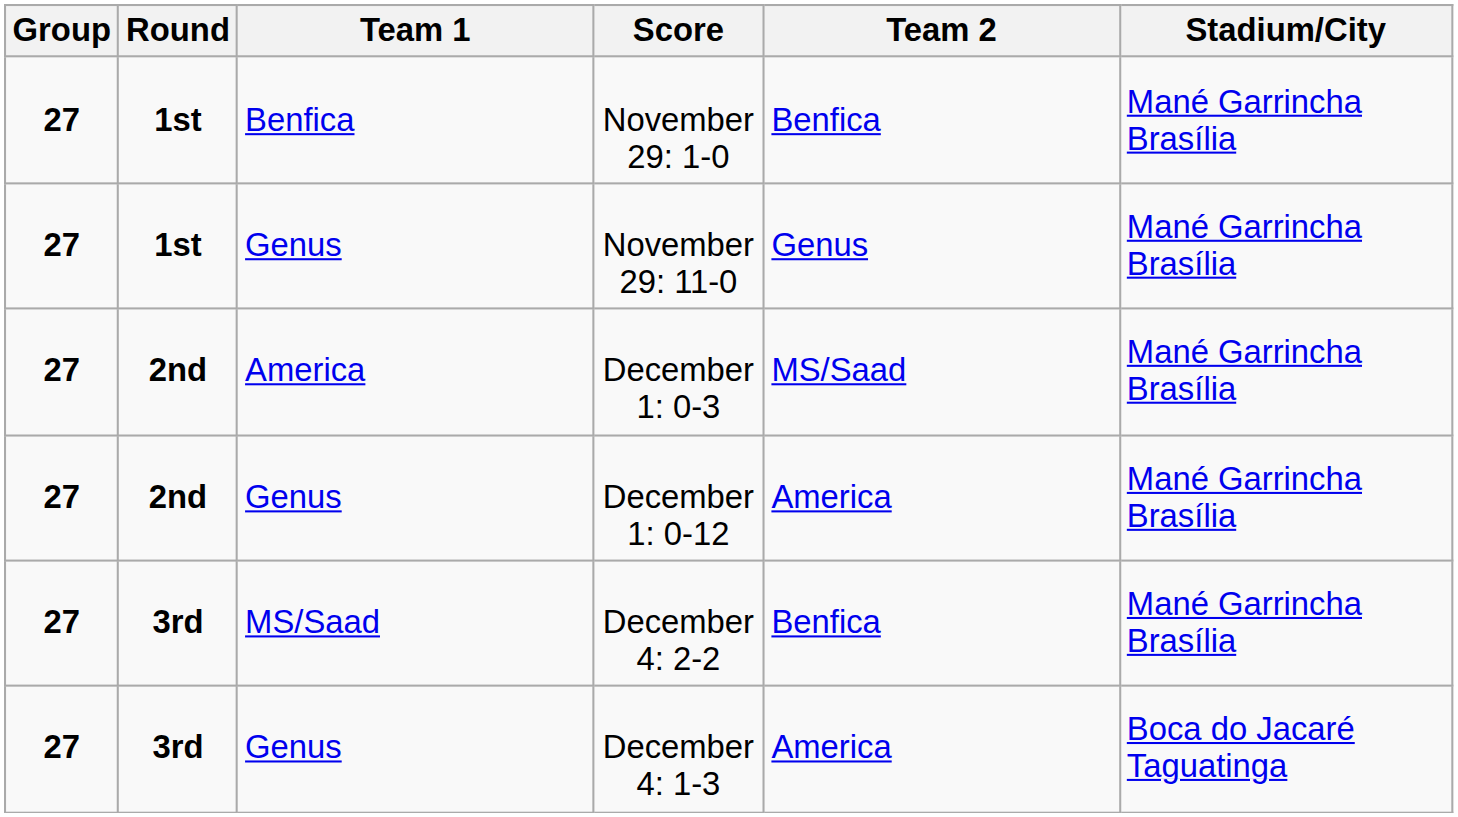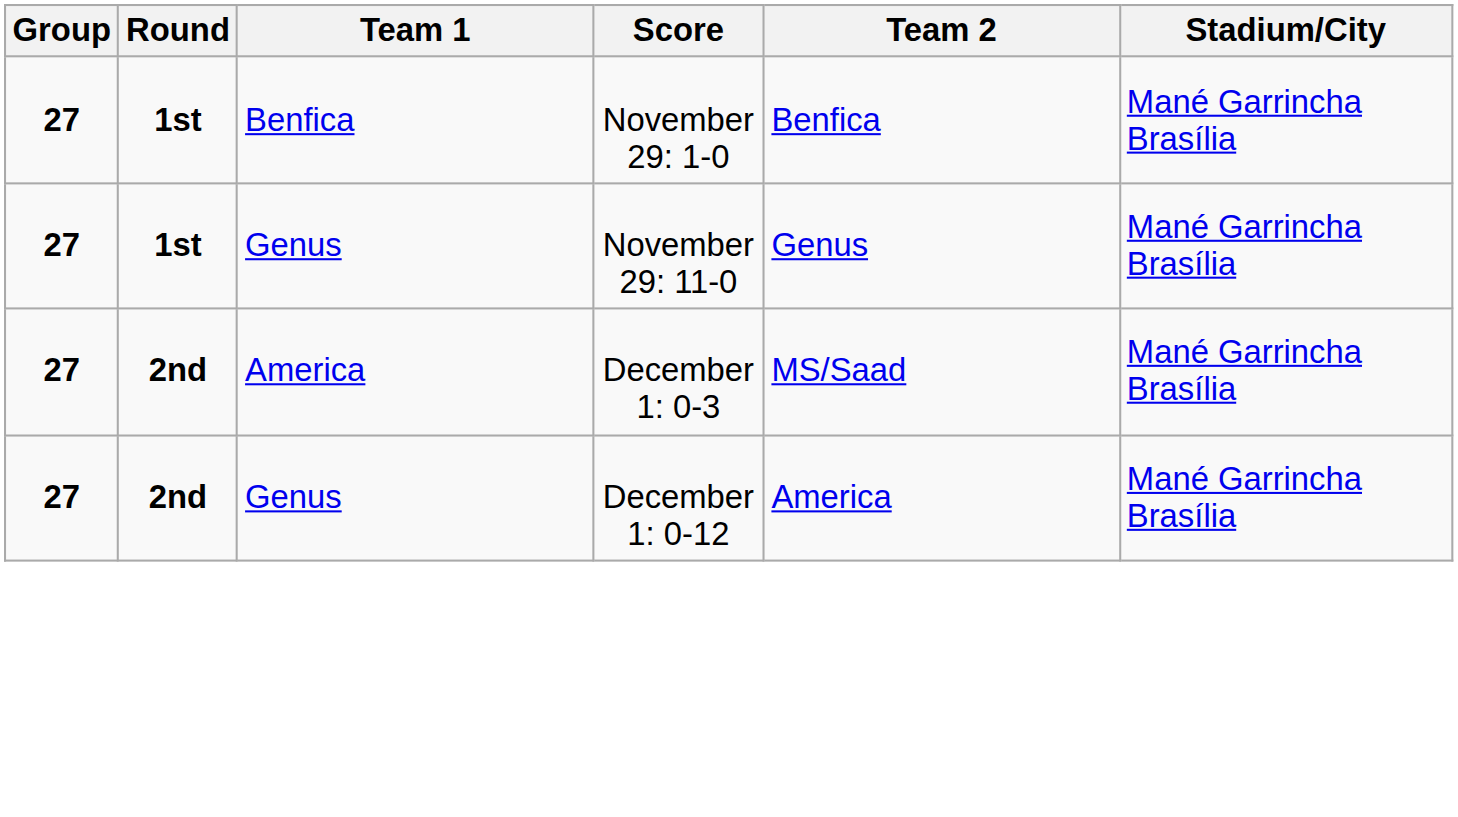- row: (678, 641)
- row: (678, 766)
